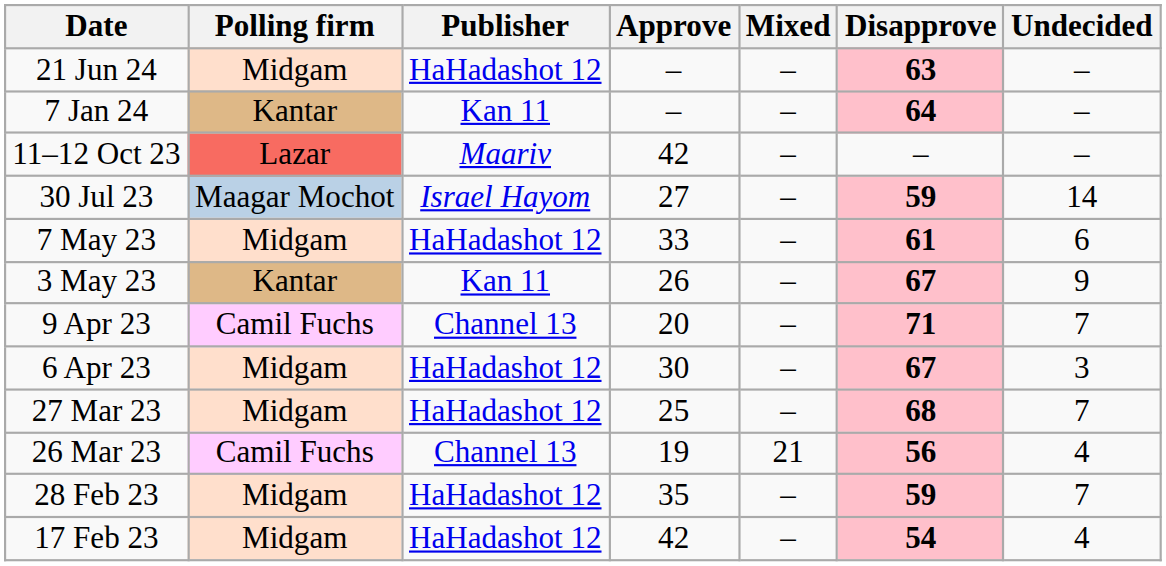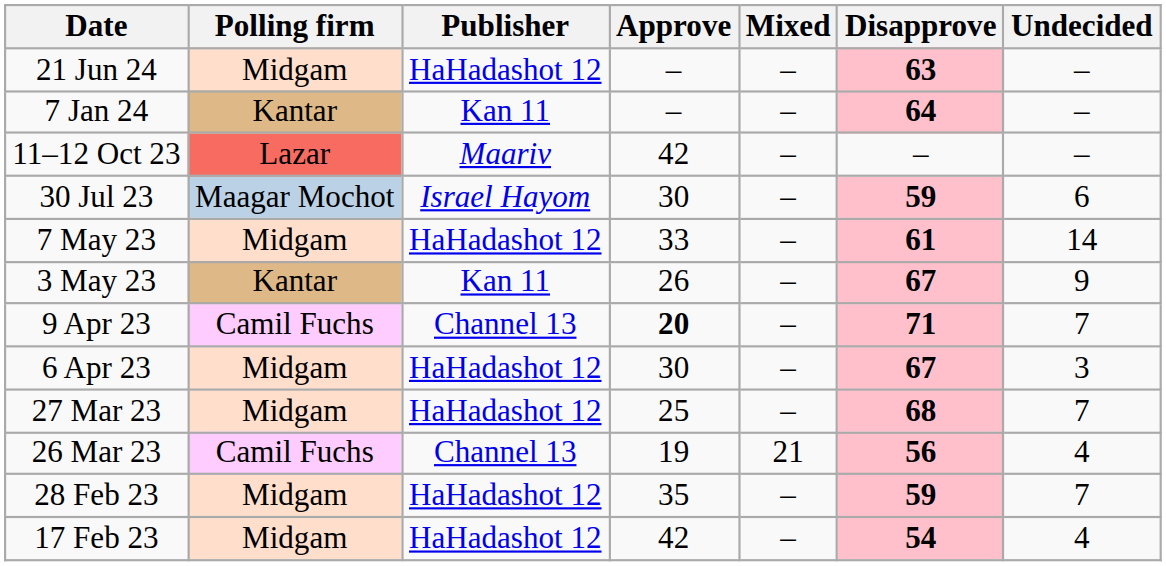(674, 196) 27 -> (674, 196) 30
(1082, 196) 14 -> (1082, 196) 6
(1082, 239) 6 -> (1082, 239) 14
(674, 324) normal -> (674, 324) bold
